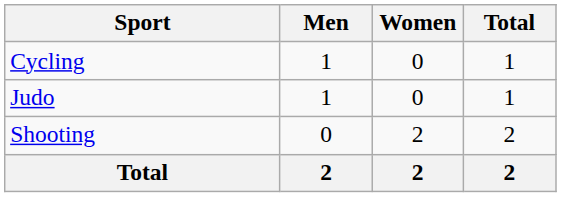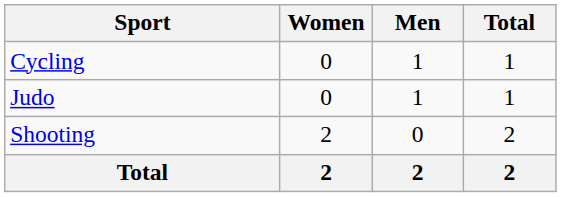columns swapped: (326, 23) <-> (418, 23)
